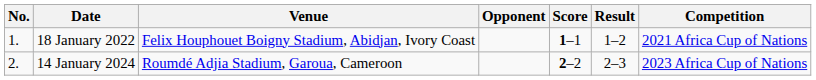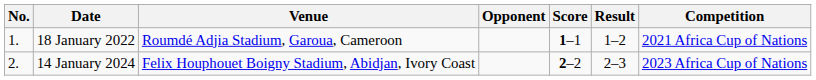(308, 39) Felix Houphouet Boigny Stadium, Abidjan, Ivory Coast -> (272, 39) Roumdé Adjia Stadium, Garoua, Cameroon
(272, 63) Roumdé Adjia Stadium, Garoua, Cameroon -> (308, 63) Felix Houphouet Boigny Stadium, Abidjan, Ivory Coast
